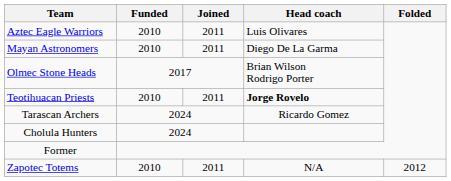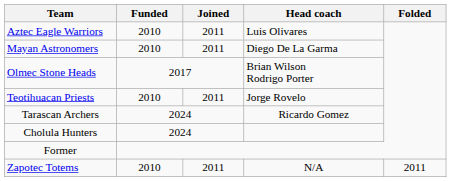(278, 97) bold -> (276, 97) normal
(415, 168) 2012 -> (415, 168) 2011
